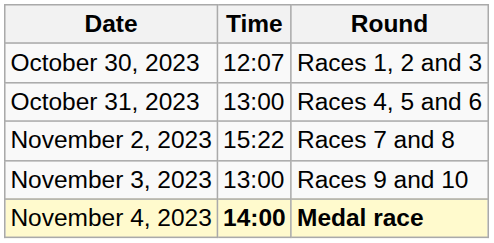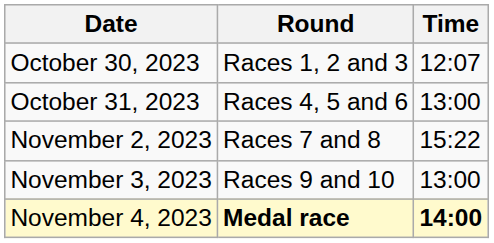columns swapped: (254, 23) <-> (390, 23)
